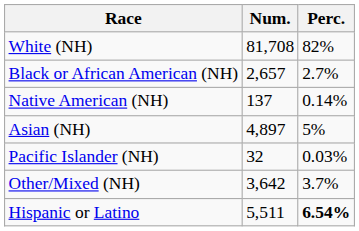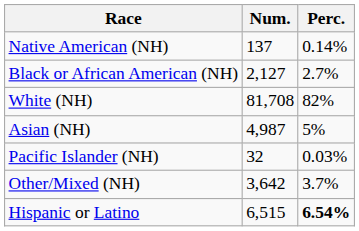rows swapped: (50, 45) <-> (88, 101)
(266, 73) 2,657 -> (266, 73) 2,127
(266, 128) 4,897 -> (266, 128) 4,987
(265, 211) 5,511 -> (266, 211) 6,515
